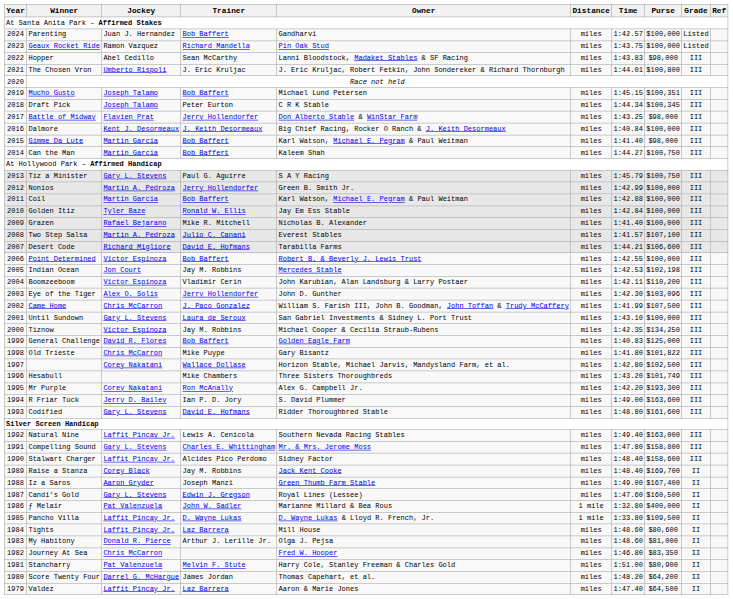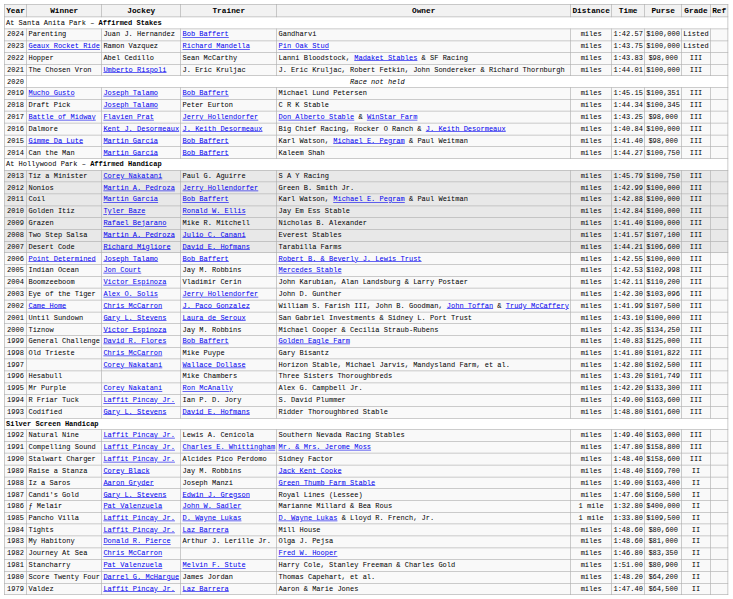(663, 70) $100,800 -> (663, 70) $100,000
(135, 176) Gary L. Stevens -> (133, 176) Corey Nakatani
(135, 259) Victor Espinoza -> (131, 259) Joseph Talamo
(663, 271) $102,198 -> (663, 271) $102,998
(663, 389) $193,300 -> (663, 389) $133,300
(135, 400) Jerry D. Bailey -> (139, 400) Laffit Pincay Jr.
(135, 447) Gary L. Stevens -> (139, 447) Laffit Pincay Jr.
(663, 483) $167,400 -> (663, 483) $163,400
